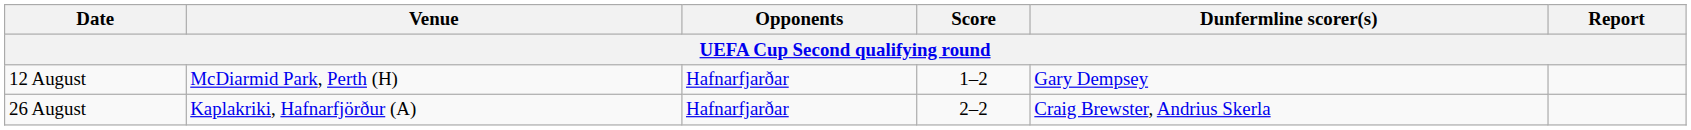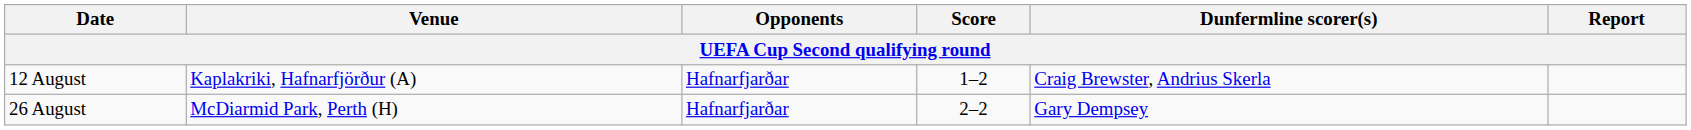(294, 79) McDiarmid Park, Perth (H) -> (303, 79) Kaplakriki, Hafnarfjörður (A)
(1091, 79) Gary Dempsey -> (1152, 79) Craig Brewster, Andrius Skerla
(303, 109) Kaplakriki, Hafnarfjörður (A) -> (294, 109) McDiarmid Park, Perth (H)
(1152, 109) Craig Brewster, Andrius Skerla -> (1091, 109) Gary Dempsey
